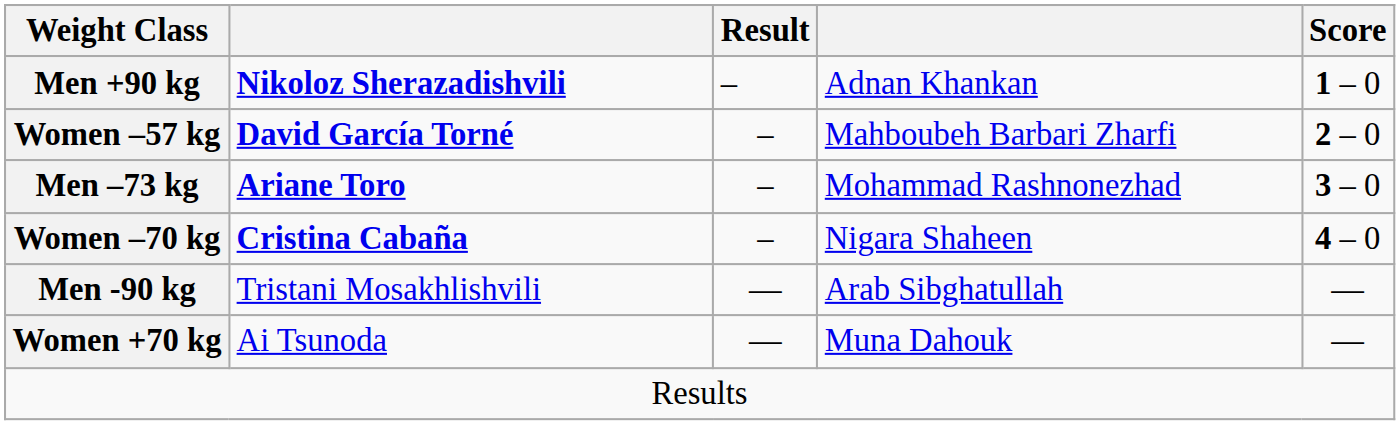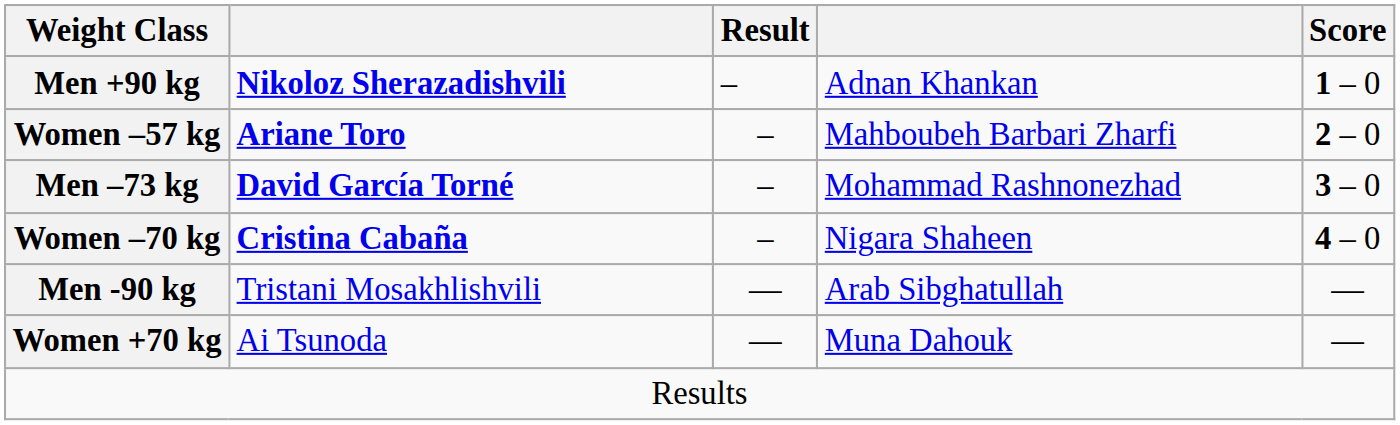(375, 133) David García Torné -> (321, 133) Ariane Toro
(321, 185) Ariane Toro -> (375, 185) David García Torné
